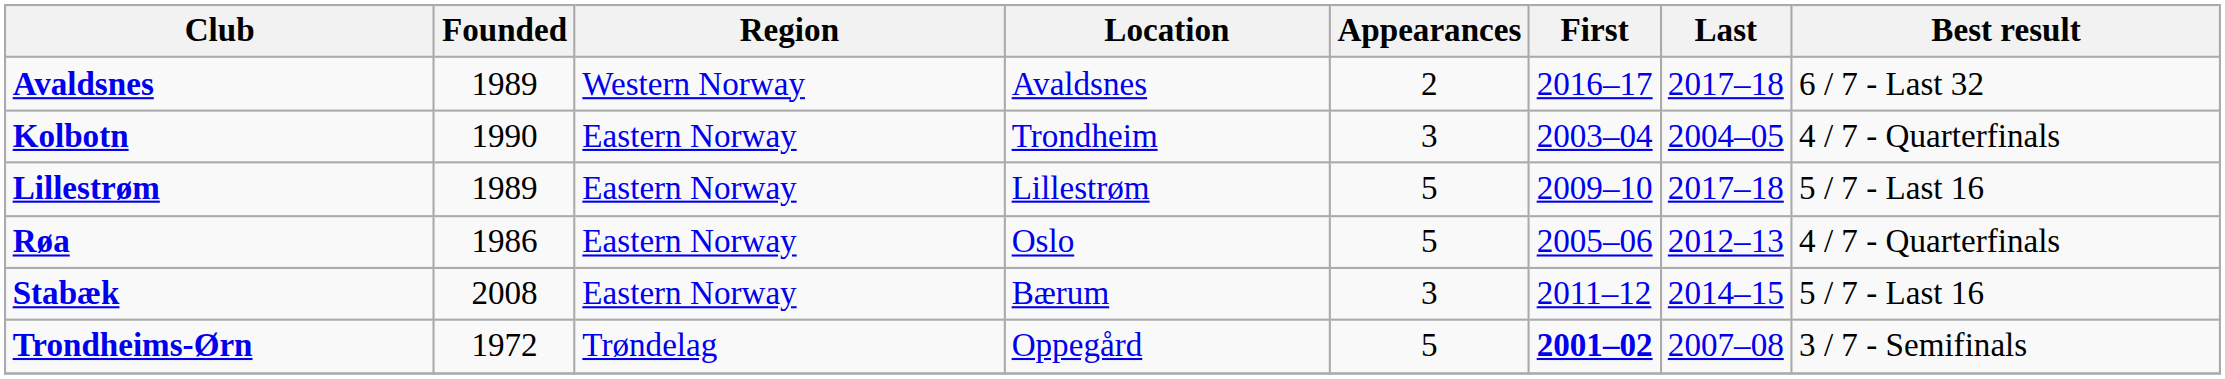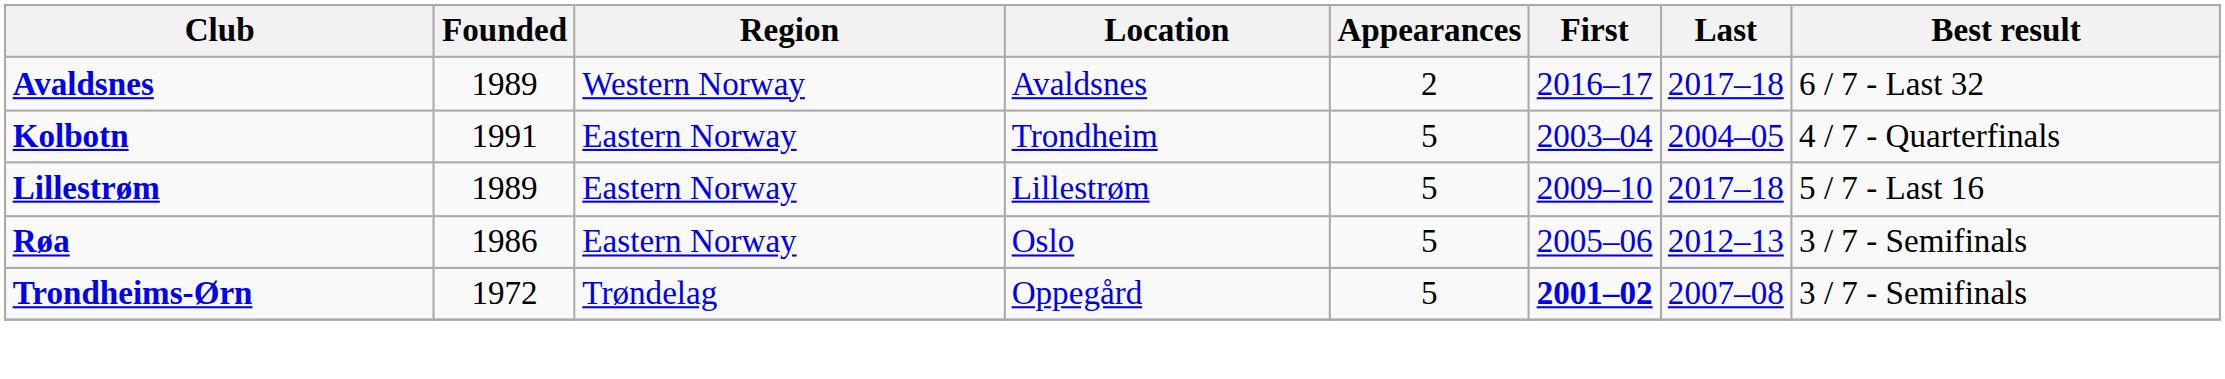(505, 135) 1990 -> (505, 135) 1991
(1429, 135) 3 -> (1429, 135) 5
(1930, 240) 4 / 7 - Quarterfinals -> (1913, 240) 3 / 7 - Semifinals
- row: (66, 293)
